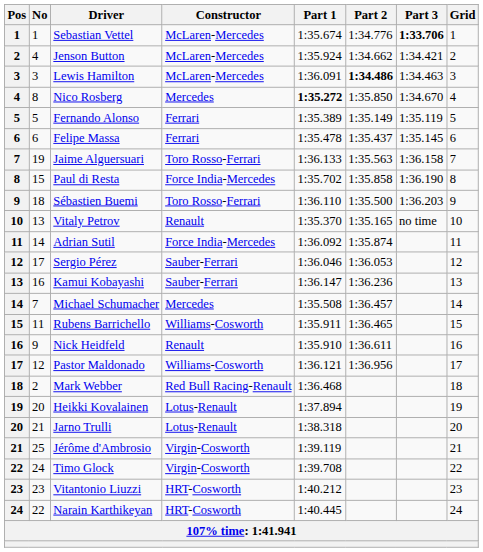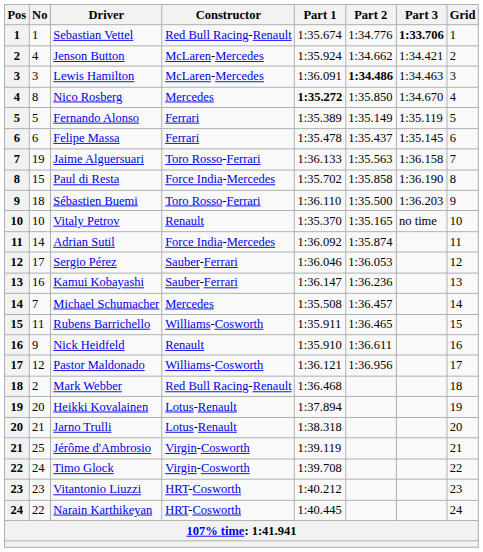(214, 35) McLaren-Mercedes -> (228, 35) Red Bull Racing-Renault
(38, 220) 13 -> (38, 220) 10
